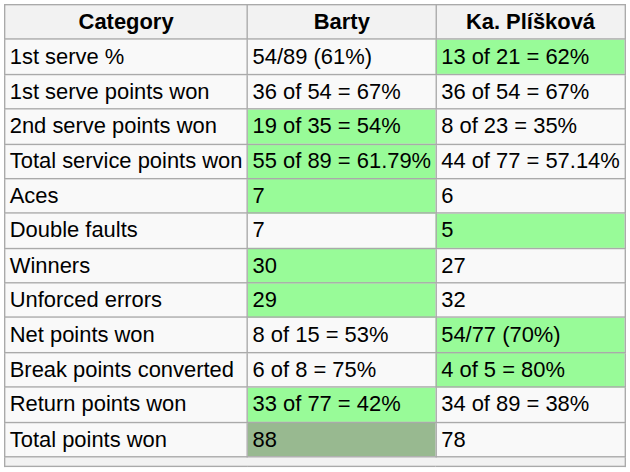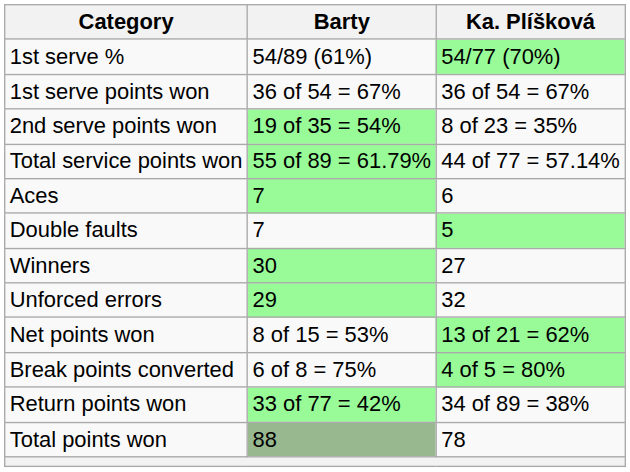(515, 56) 13 of 21 = 62% -> (501, 56) 54/77 (70%)
(501, 334) 54/77 (70%) -> (515, 334) 13 of 21 = 62%
